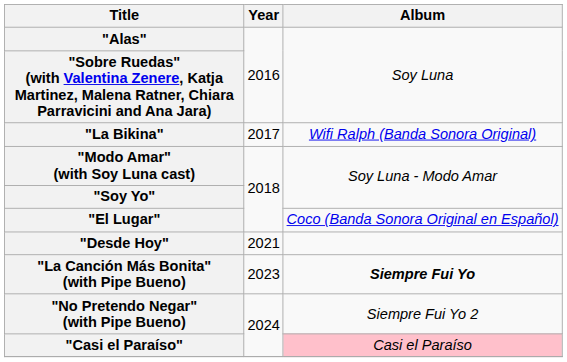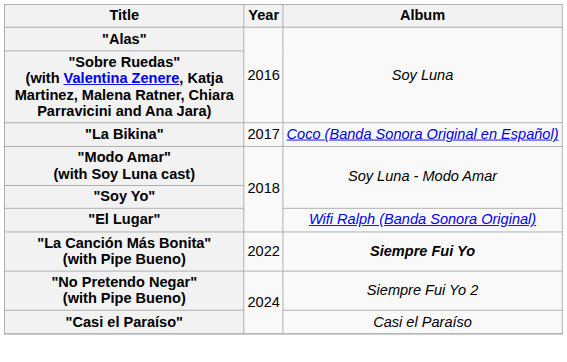(423, 134) Wifi Ralph (Banda Sonora Original) -> (423, 134) Coco (Banda Sonora Original en Español)
(423, 220) Coco (Banda Sonora Original en Español) -> (423, 220) Wifi Ralph (Banda Sonora Original)
- row: (124, 243)
(264, 274) 2023 -> (264, 251) 2022
(423, 345) pink background -> (423, 322) no background
